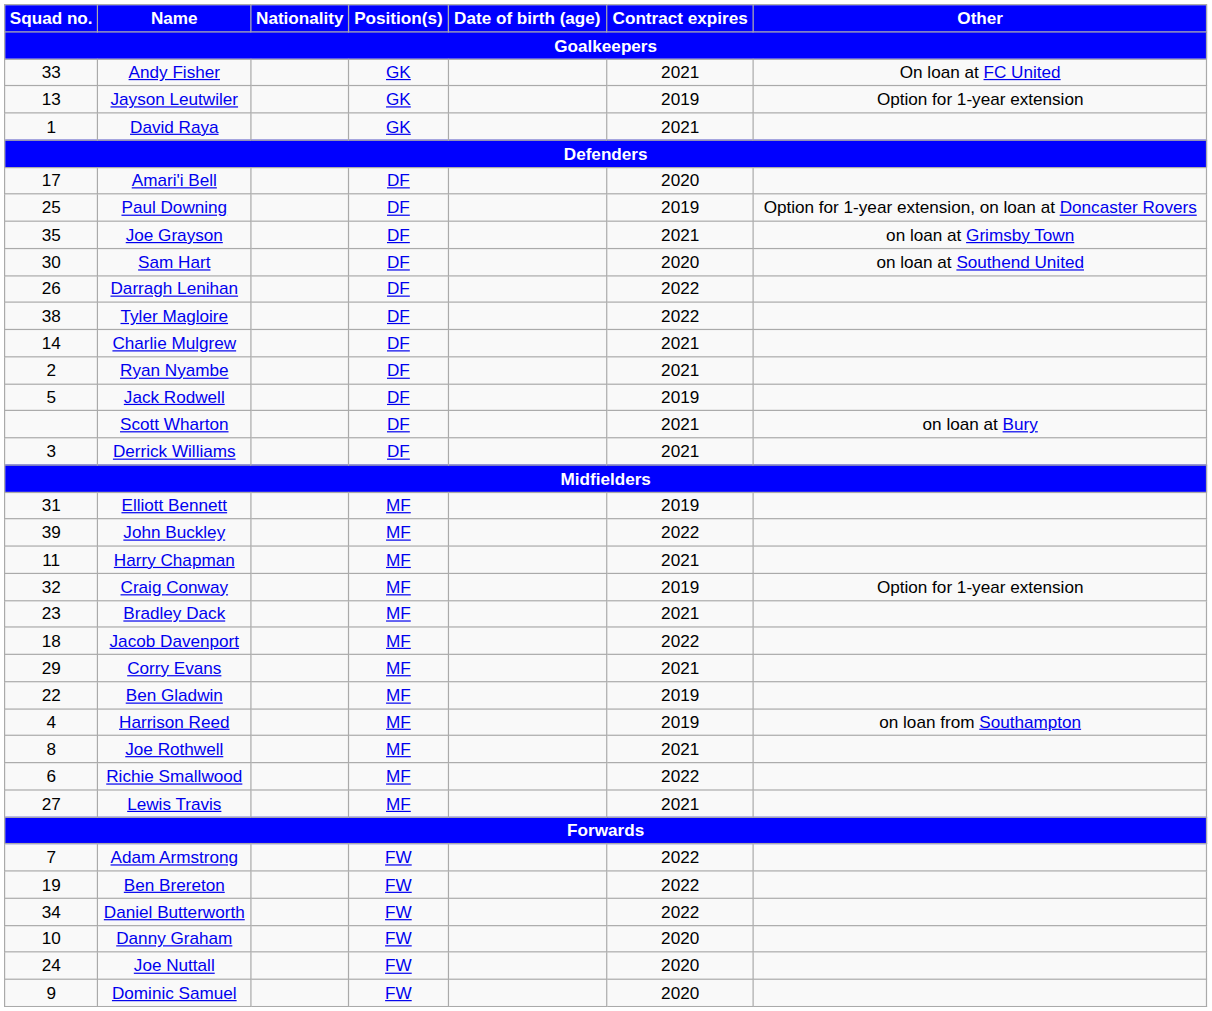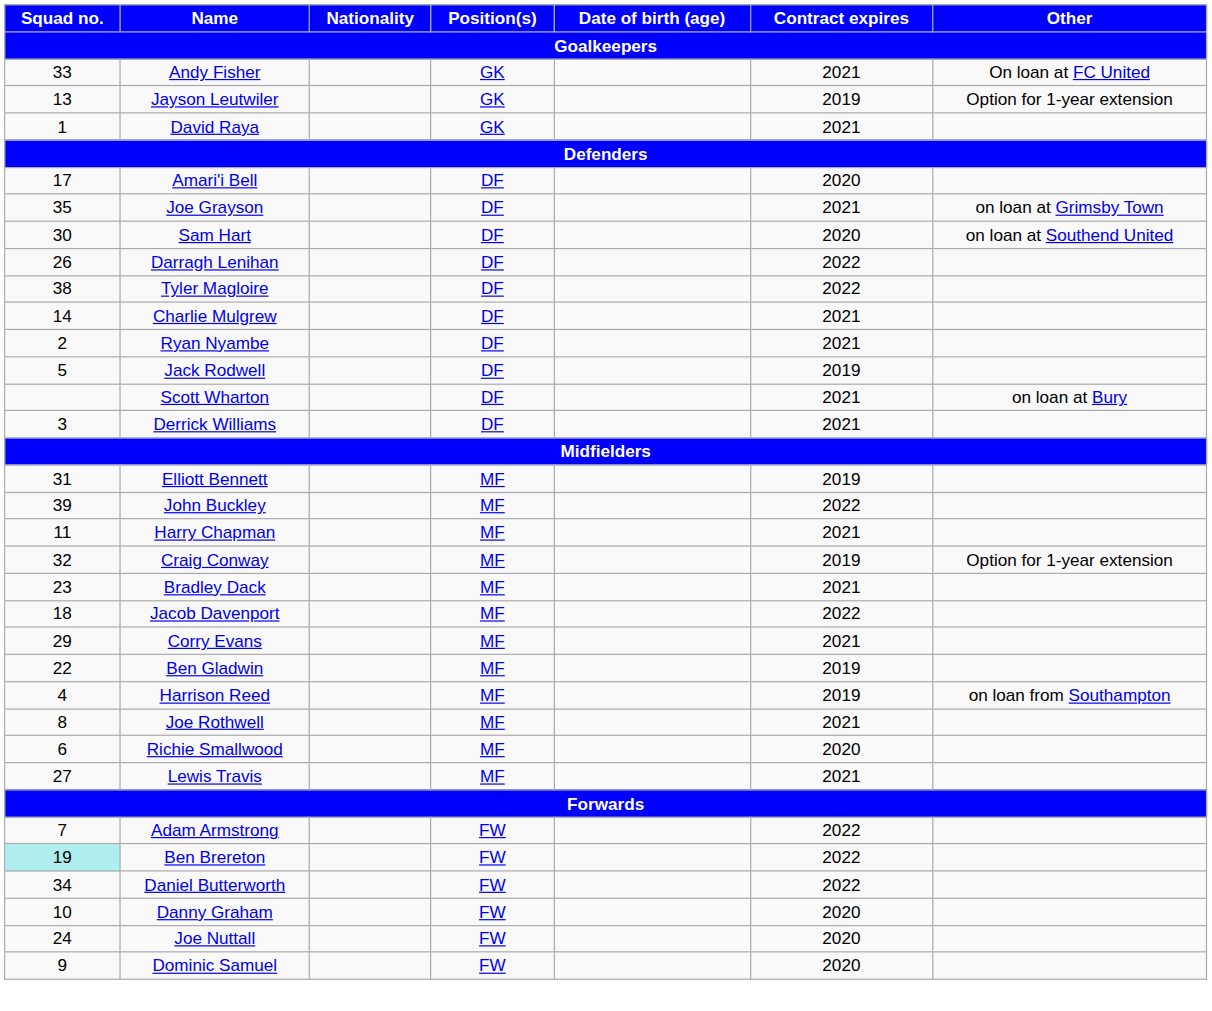- row: (174, 208)
(680, 777) 2022 -> (841, 749) 2020
(51, 885) no background -> (62, 858) paleturquoise background
